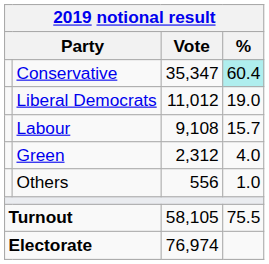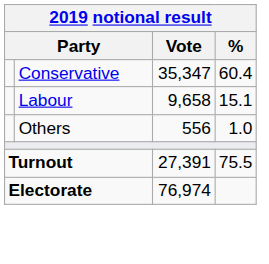(243, 73) paleturquoise background -> (236, 73) no background
- row: (87, 100)
(197, 127) 9,108 -> (189, 100) 9,658
(243, 127) 15.7 -> (236, 100) 15.1
- row: (41, 155)
(192, 218) 58,105 -> (184, 163) 27,391
